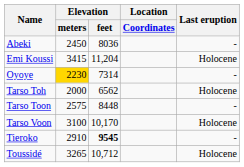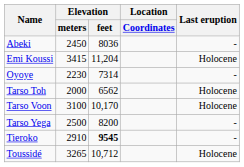(76, 75) gold background -> (76, 75) no background
- row: (29, 106)
+ row: (29, 122)
